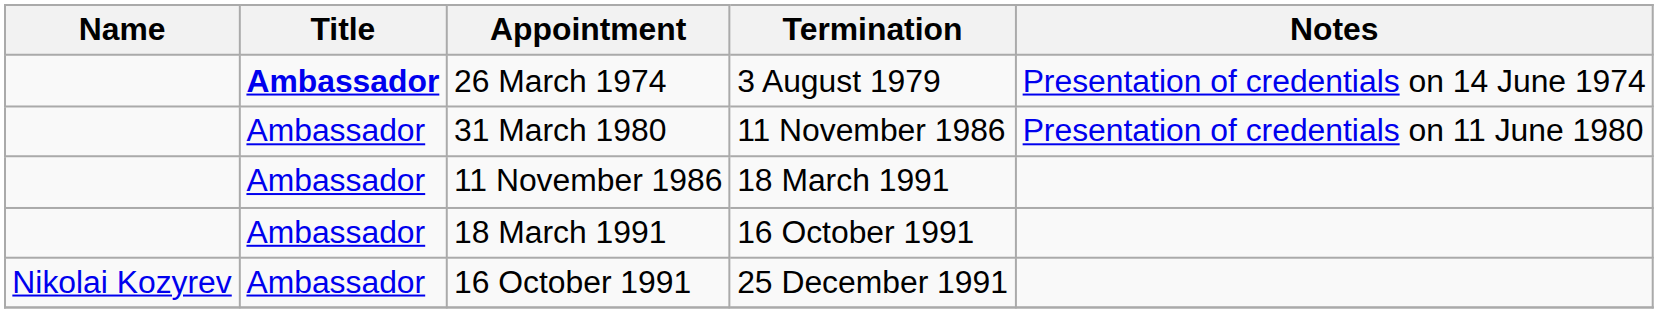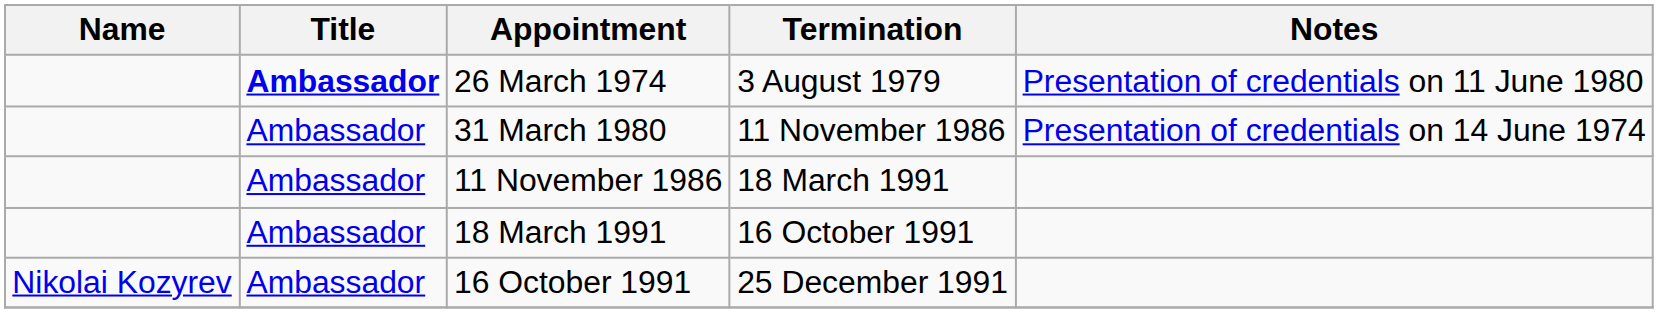(1334, 80) Presentation of credentials on 14 June 1974 -> (1333, 80) Presentation of credentials on 11 June 1980
(1333, 130) Presentation of credentials on 11 June 1980 -> (1334, 130) Presentation of credentials on 14 June 1974
